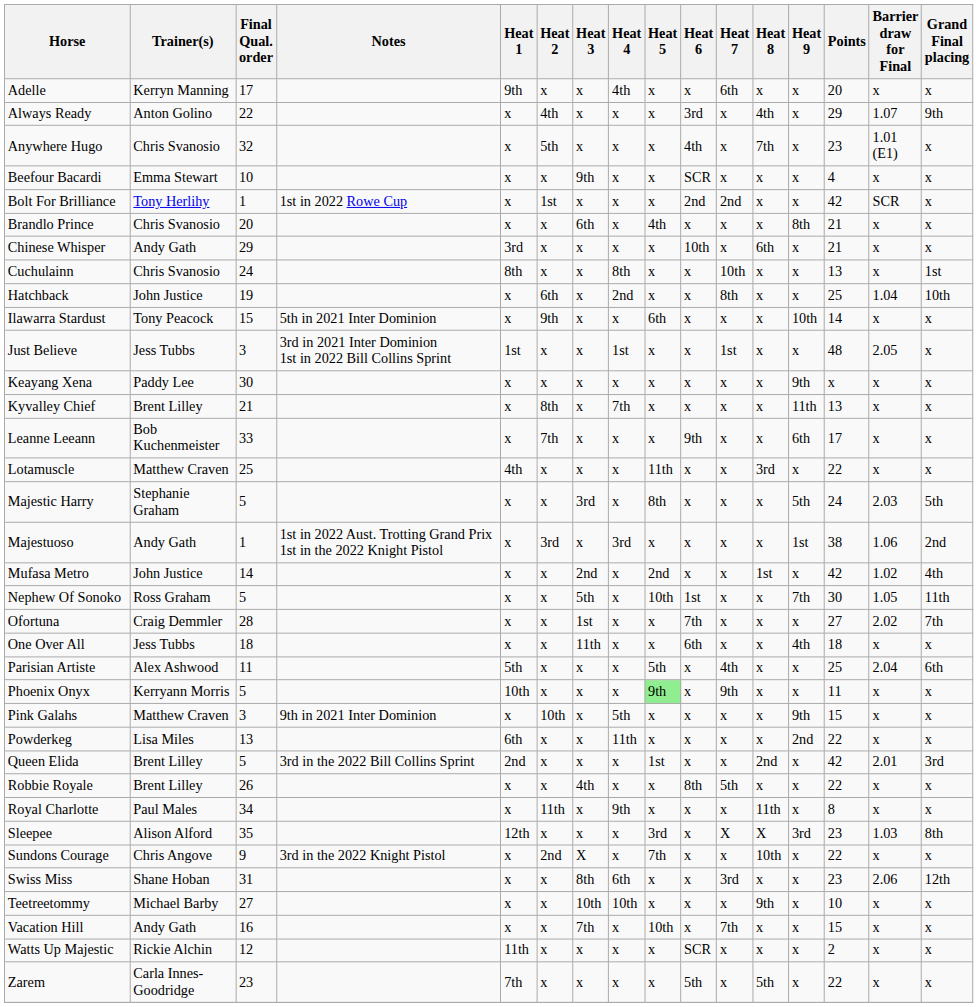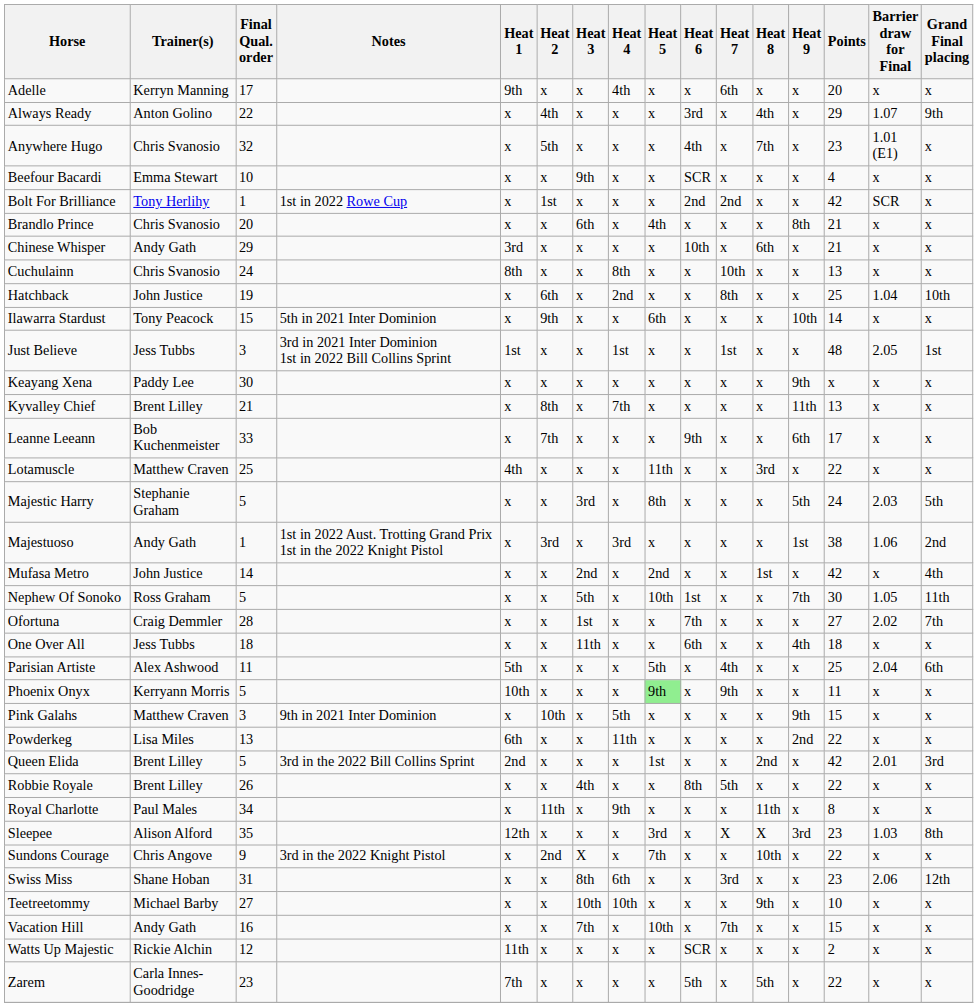(933, 272) 1st -> (928, 272) x
(928, 351) x -> (933, 351) 1st
(885, 574) 1.02 -> (876, 574) x
